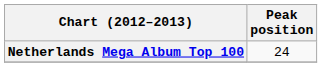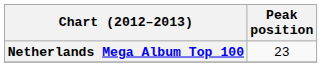(282, 52) 24 -> (282, 52) 23
